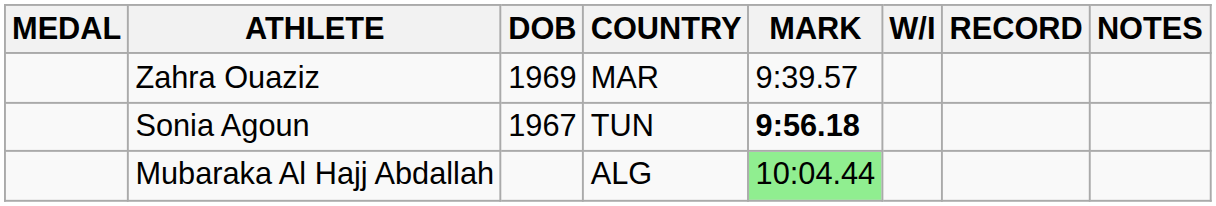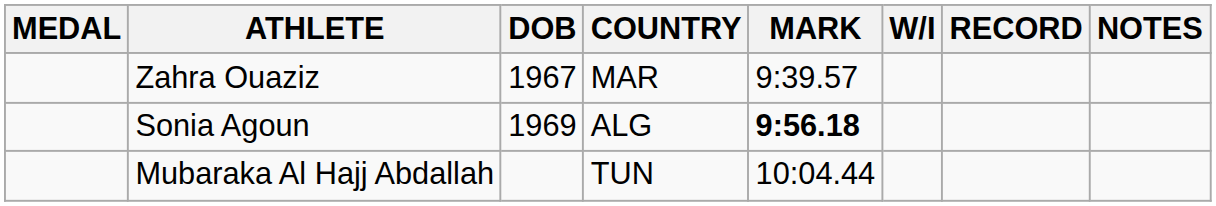(542, 77) 1969 -> (542, 77) 1967
(542, 126) 1967 -> (542, 126) 1969
(622, 126) TUN -> (621, 126) ALG
(621, 175) ALG -> (622, 175) TUN
(815, 175) lightgreen background -> (815, 175) no background
